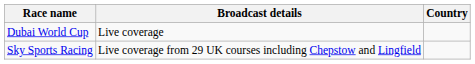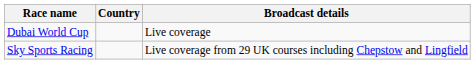columns swapped: (447, 13) <-> (259, 13)
